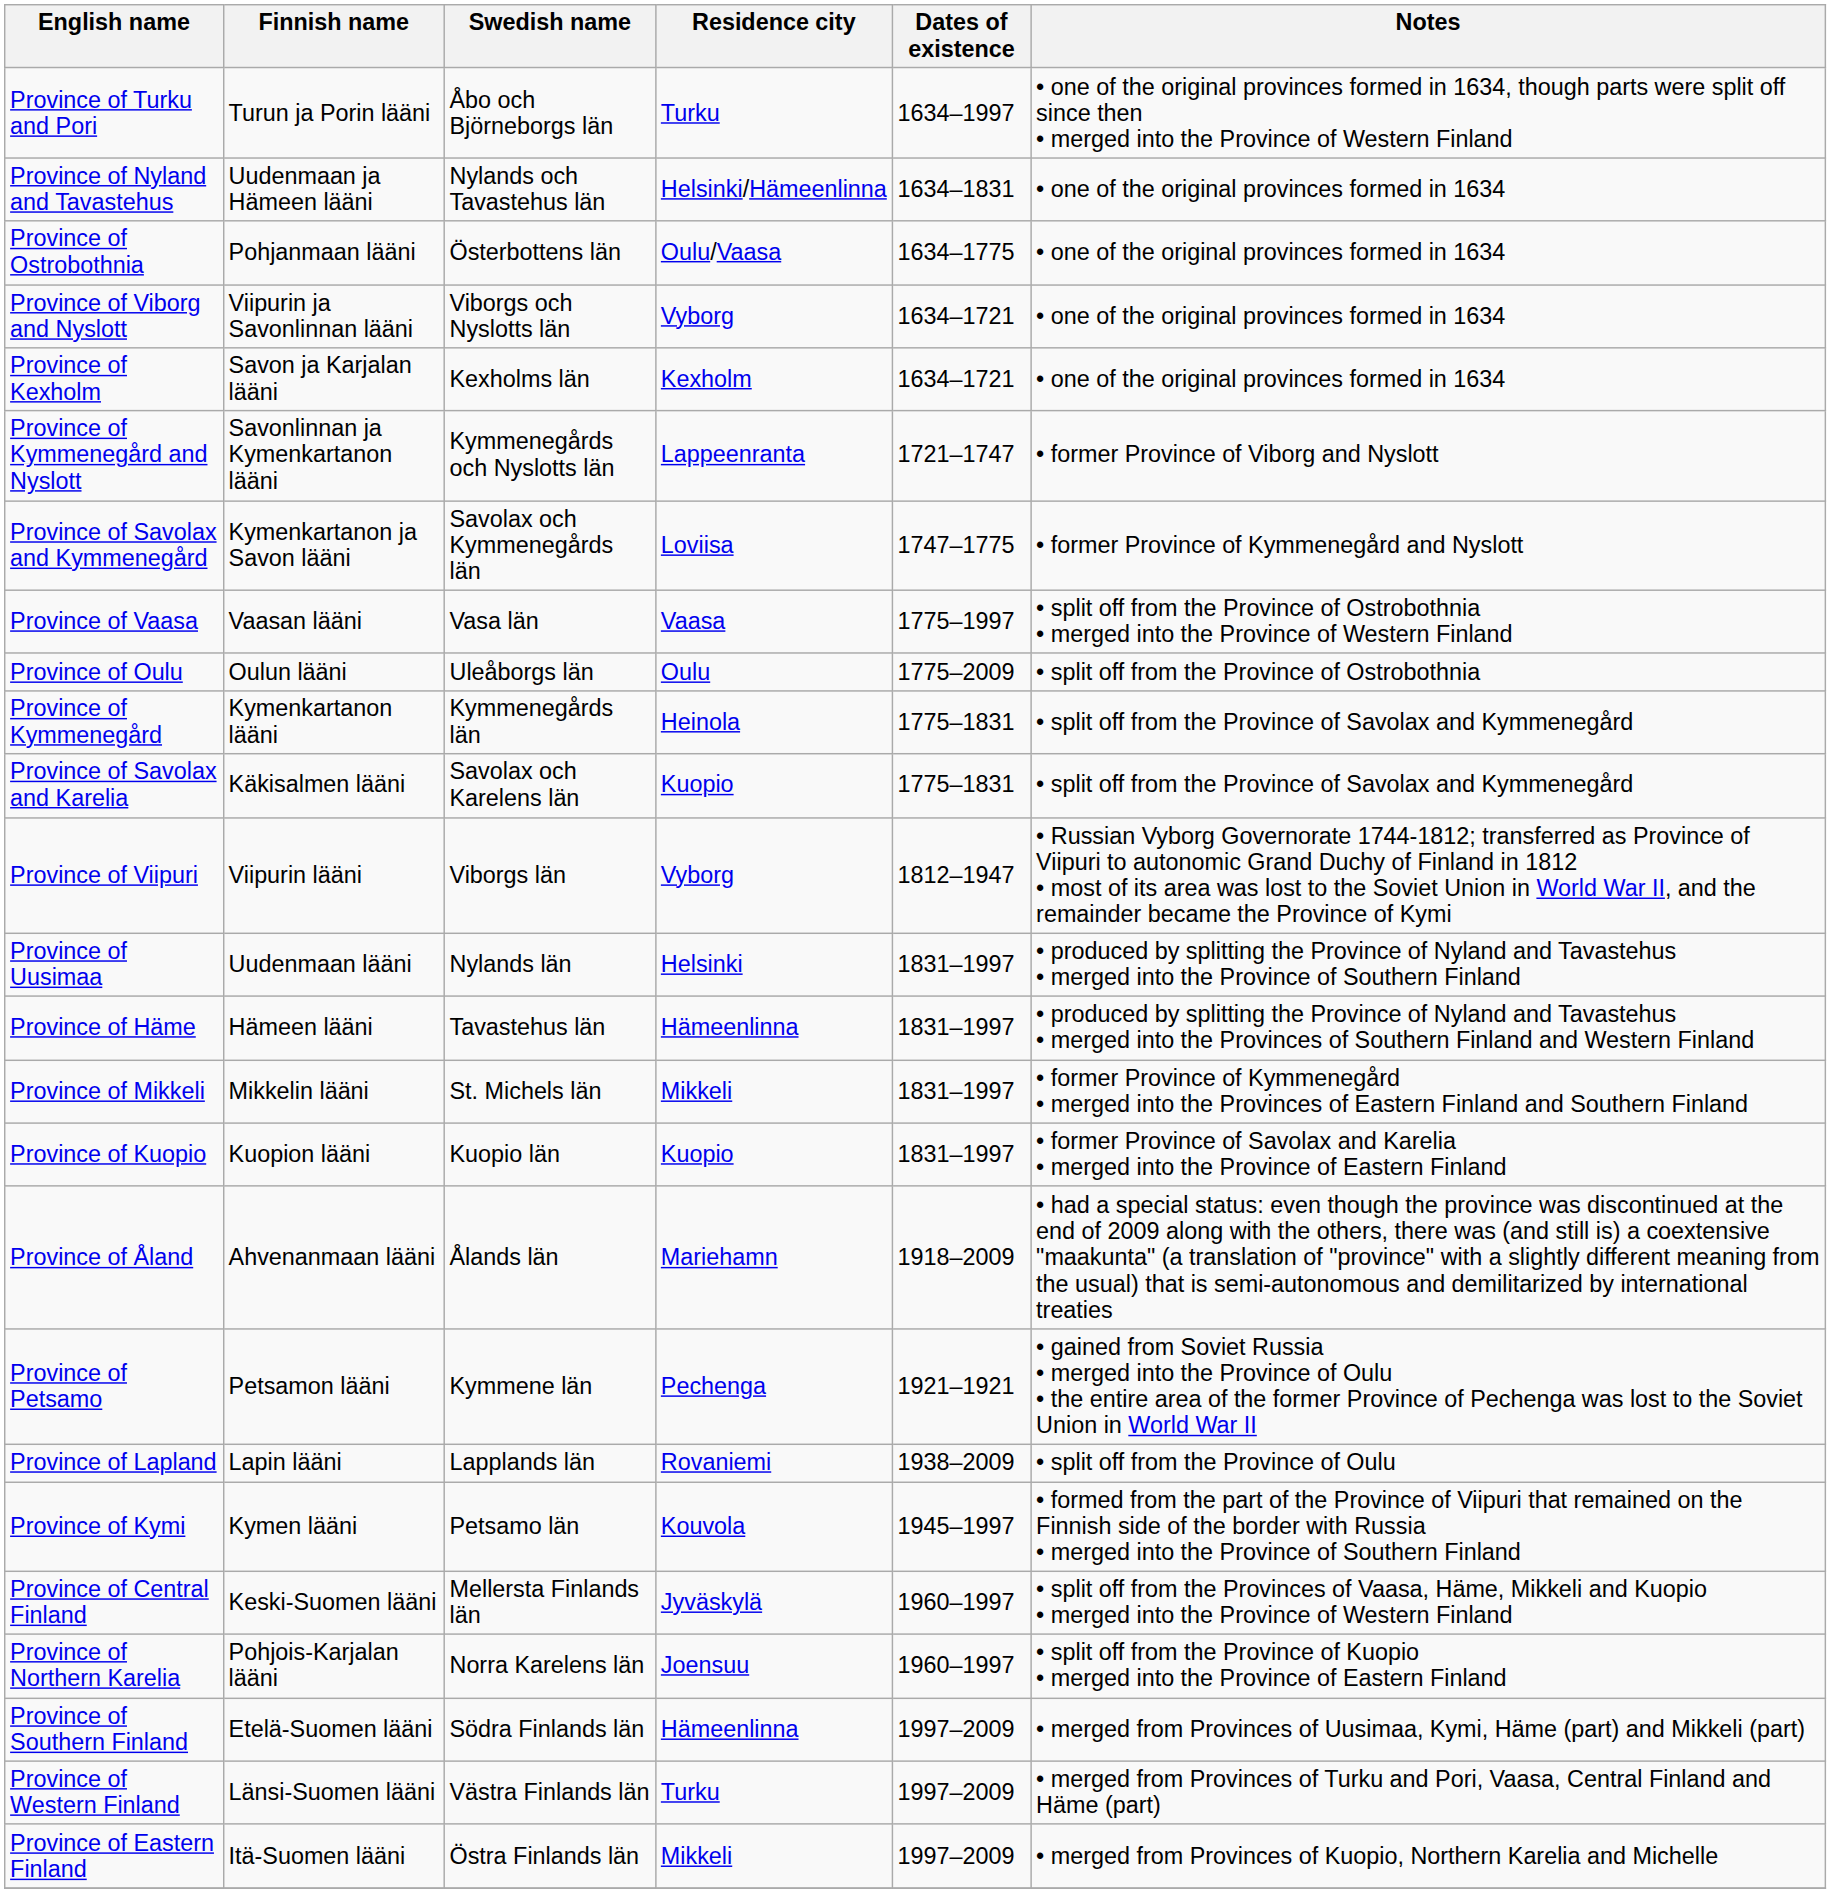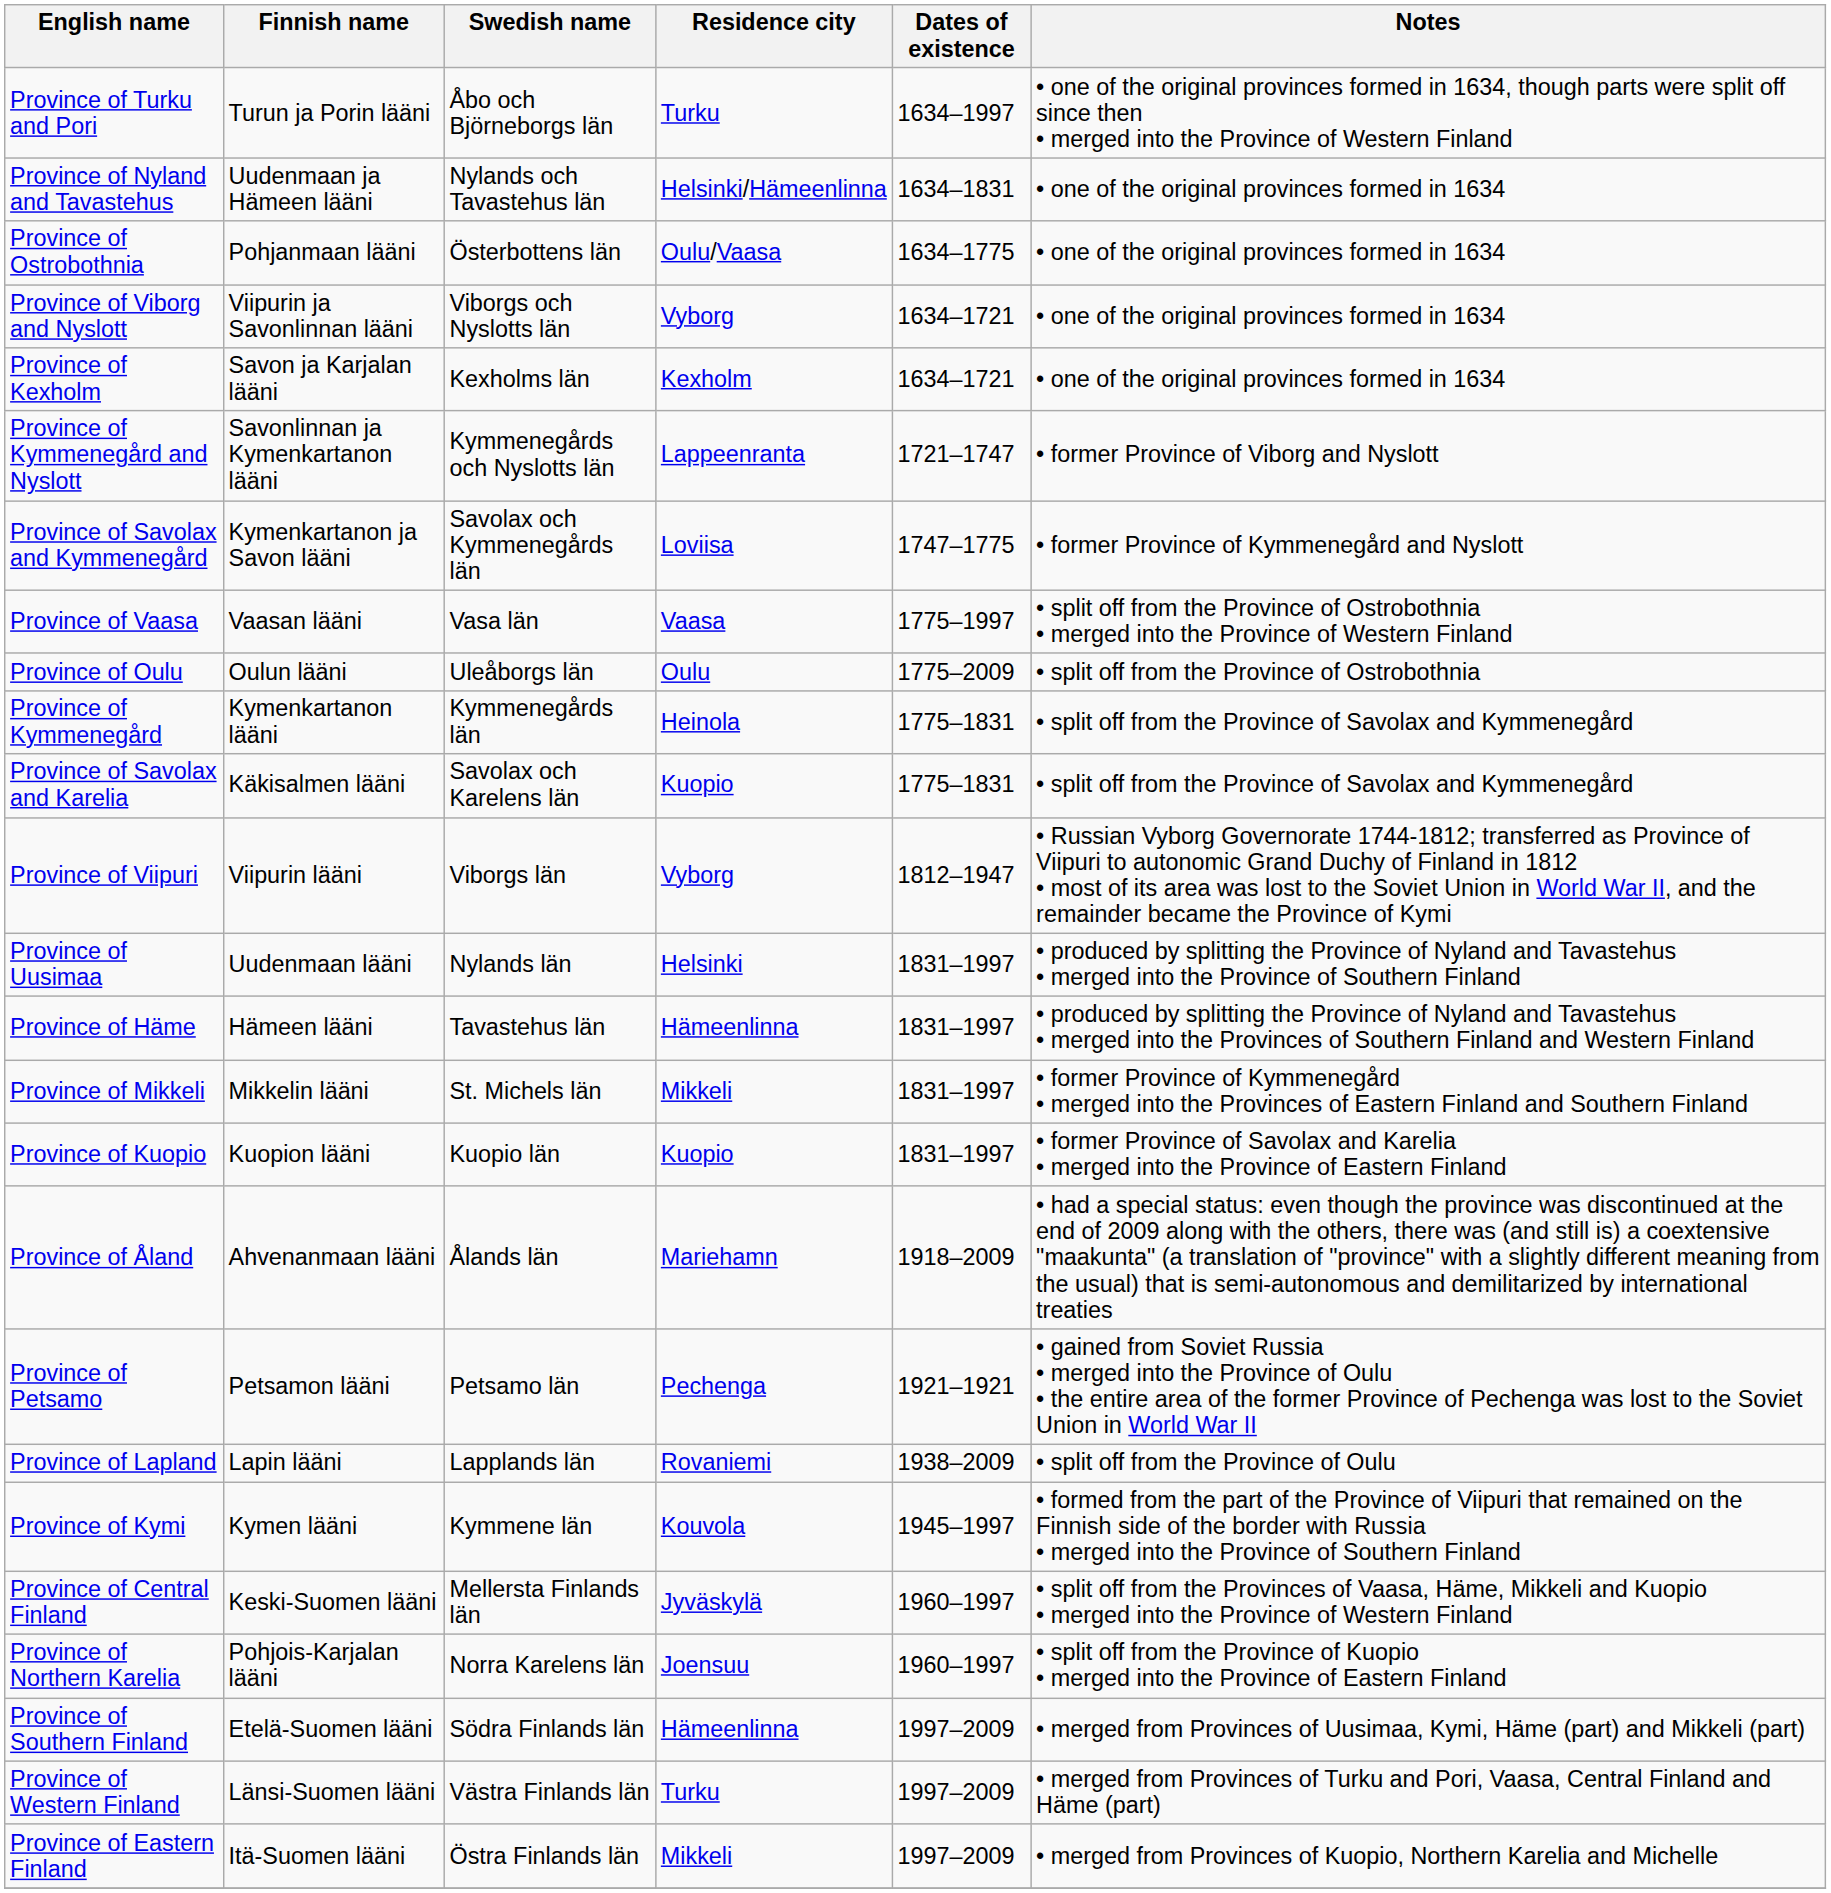(521, 1386) Kymmene län -> (514, 1386) Petsamo län
(514, 1526) Petsamo län -> (521, 1526) Kymmene län
